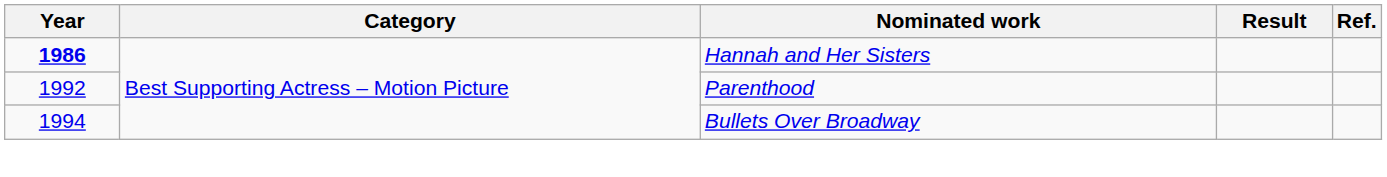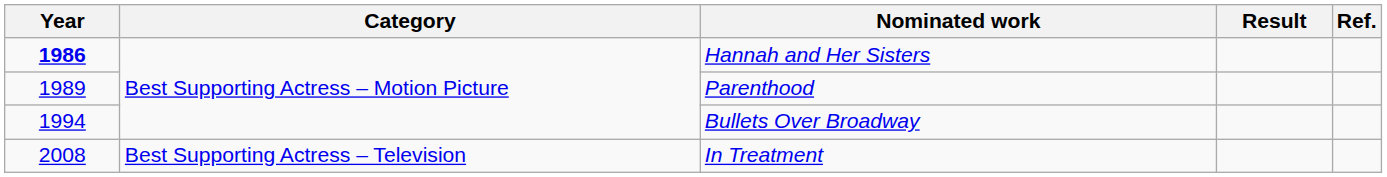(62, 88) 1992 -> (62, 88) 1989
+ row: (764, 155)
